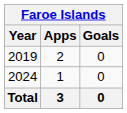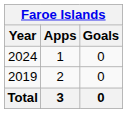rows swapped: (23, 56) <-> (23, 77)
